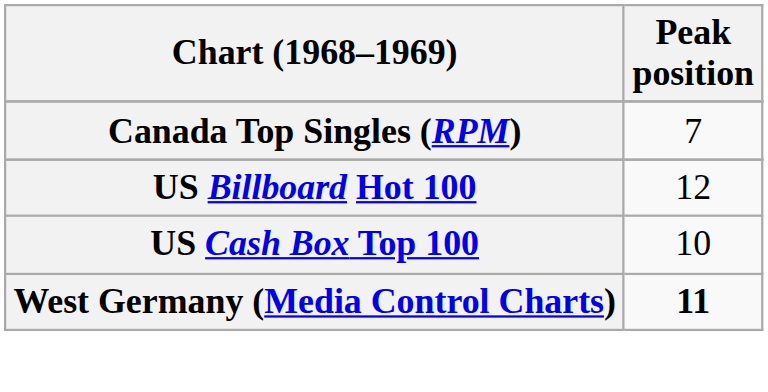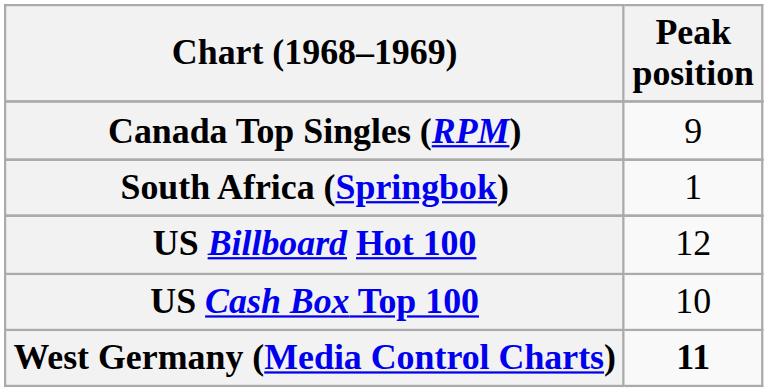(693, 130) 7 -> (693, 130) 9
+ row: (315, 186)
